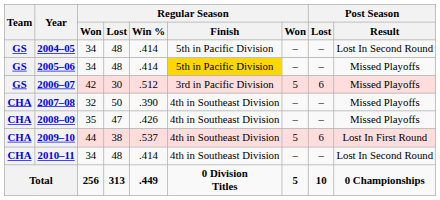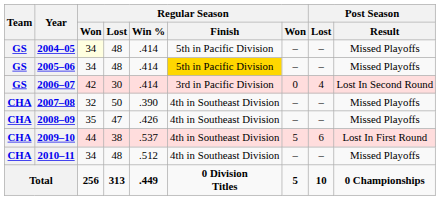(91, 49) no background -> (91, 49) lightyellow background
(385, 49) Lost In Second Round -> (385, 49) Missed Playoffs
(149, 84) .512 -> (149, 84) .414
(295, 84) 5 -> (295, 84) 0
(321, 84) 6 -> (321, 84) 4
(385, 84) Missed Playoffs -> (385, 84) Lost In Second Round
(149, 155) .414 -> (149, 155) .512
(385, 155) Lost In Second Round -> (385, 155) Missed Playoffs
